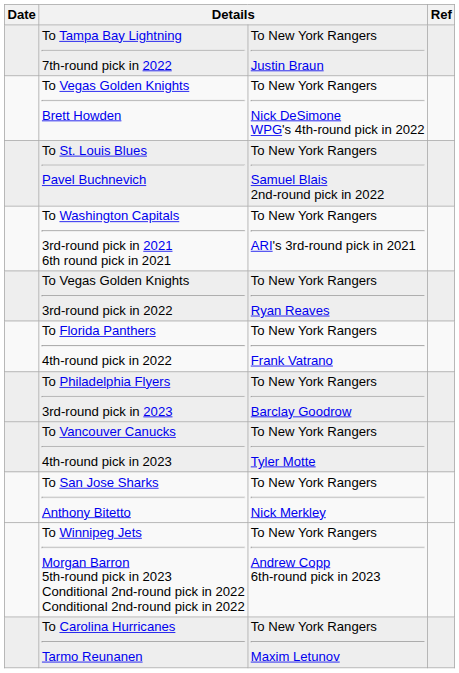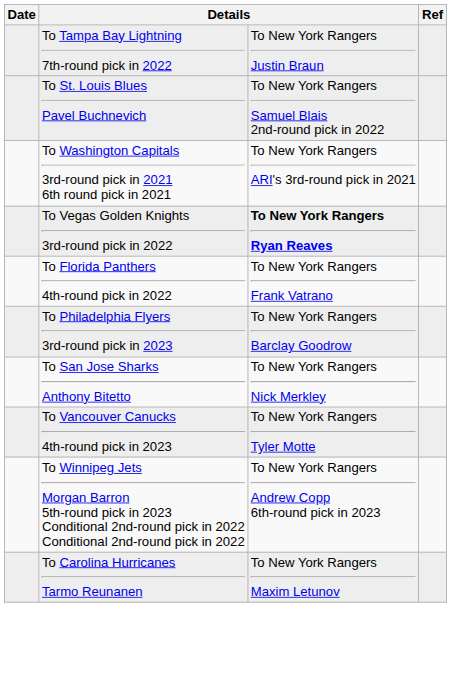- row: (143, 100)
(338, 296) normal -> (333, 230) bold
rows swapped: (143, 497) <-> (143, 447)
